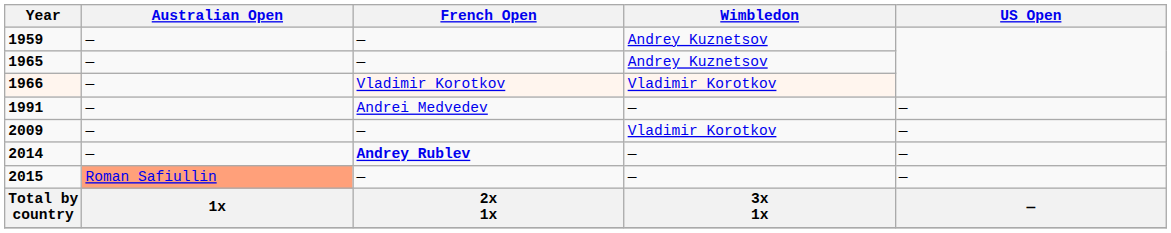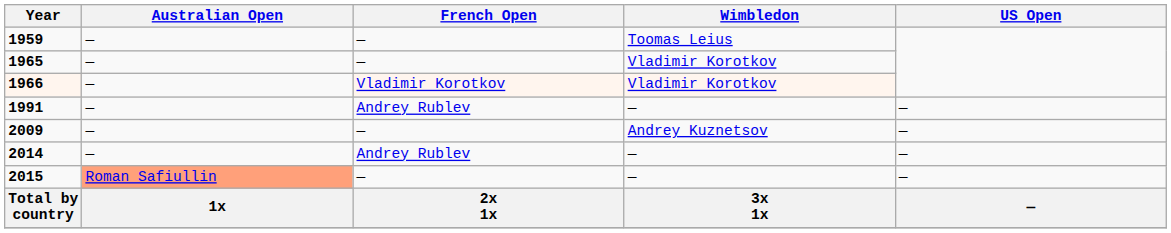(698, 39) Andrey Kuznetsov -> (680, 39) Toomas Leius
(698, 62) Andrey Kuznetsov -> (702, 62) Vladimir Korotkov
(422, 108) Andrei Medvedev -> (413, 108) Andrey Rublev
(702, 131) Vladimir Korotkov -> (698, 131) Andrey Kuznetsov
(413, 154) bold -> (413, 154) normal
